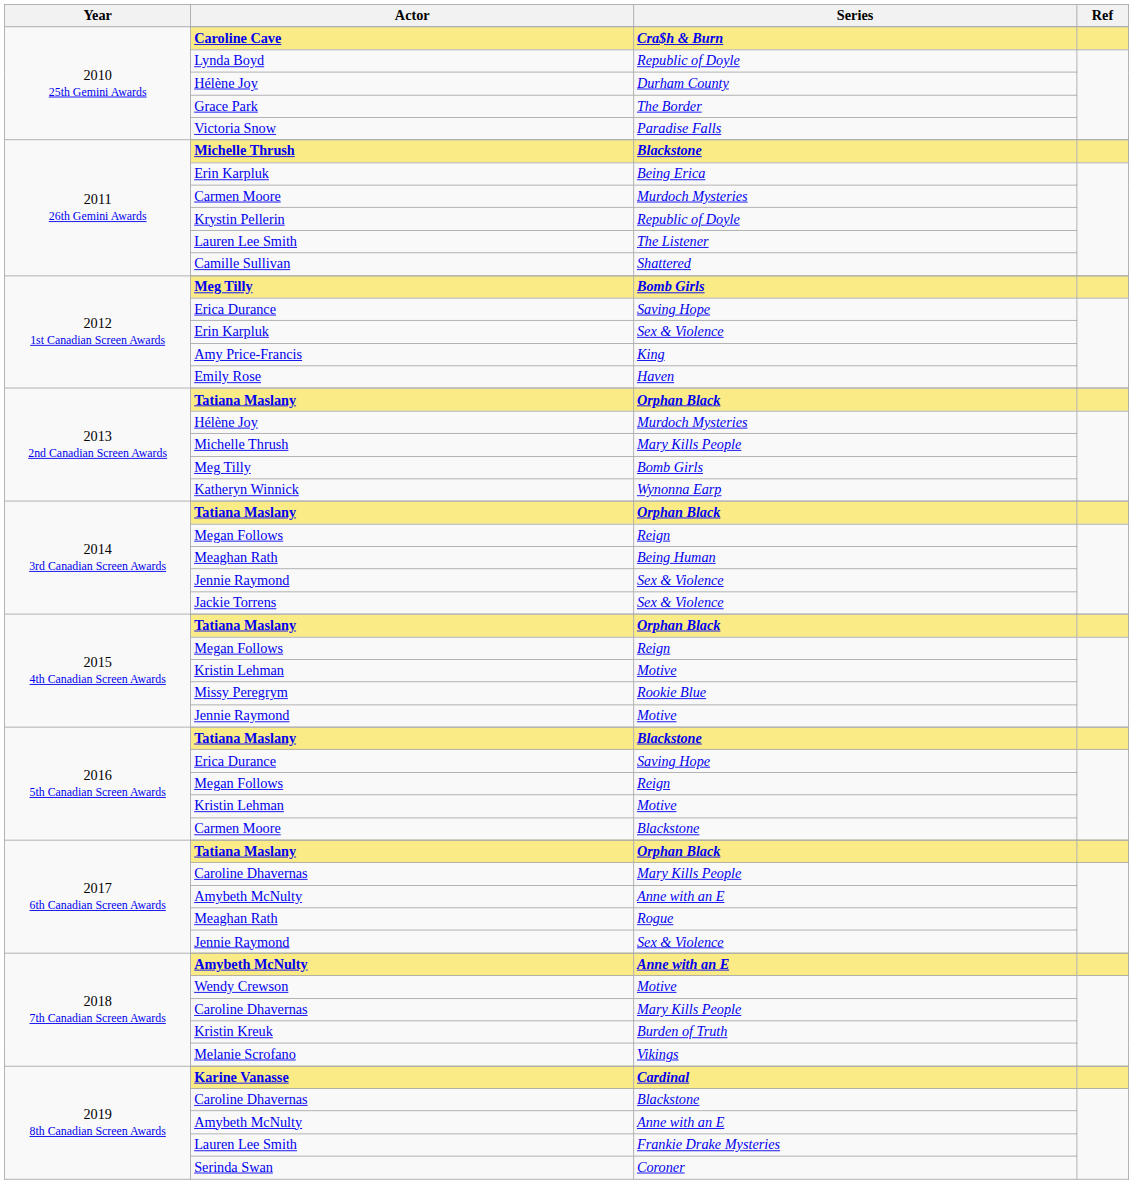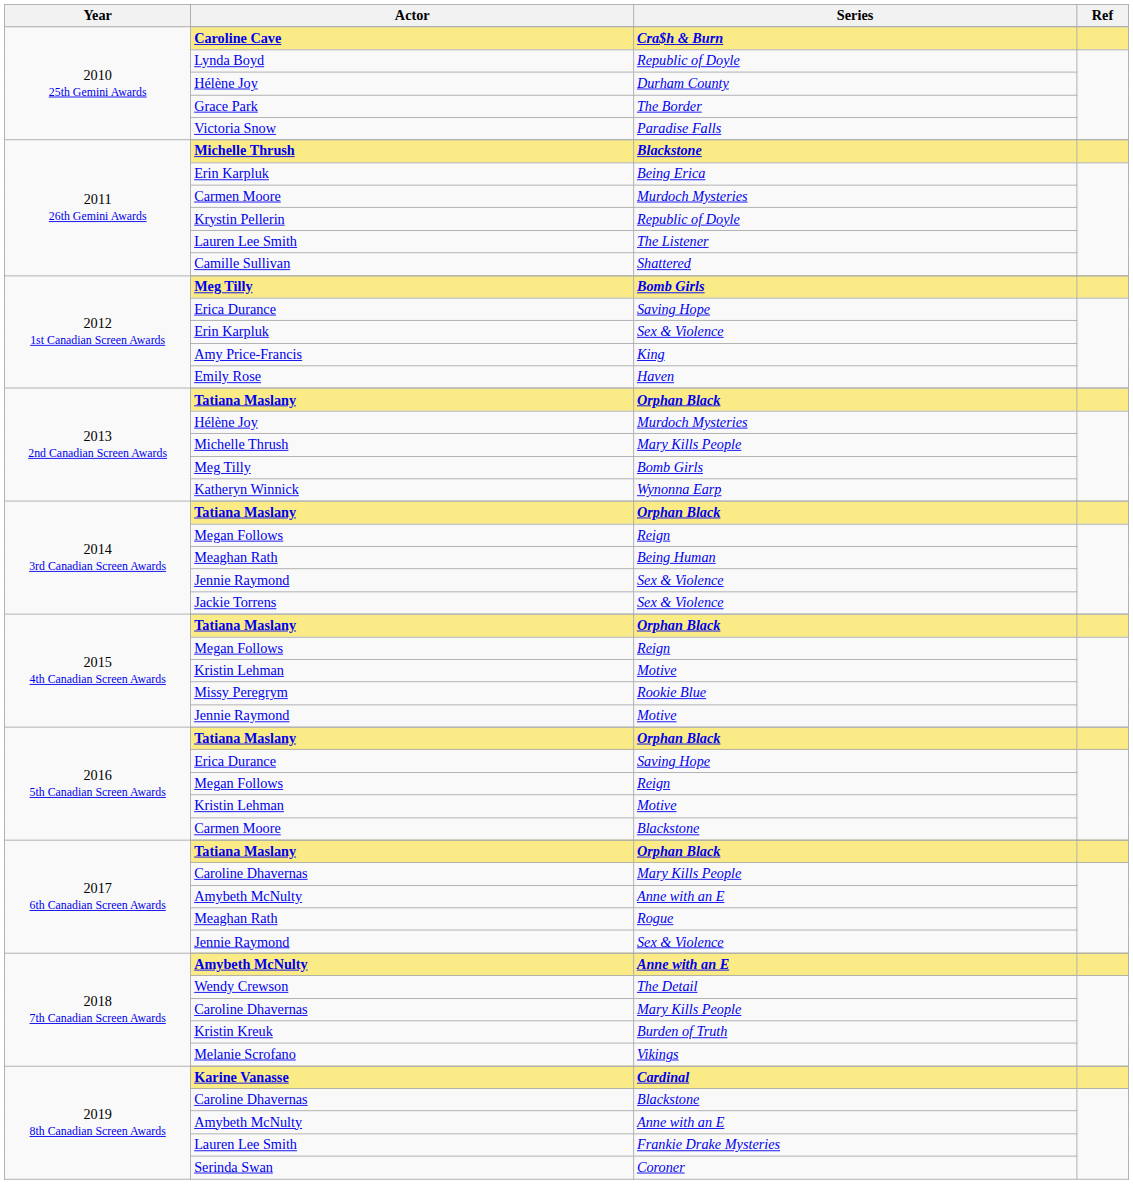(669, 738) Blackstone -> (679, 738) Orphan Black
(657, 986) Motive -> (667, 986) The Detail
